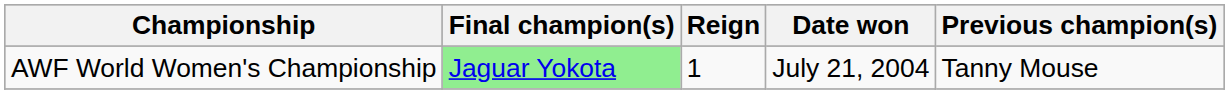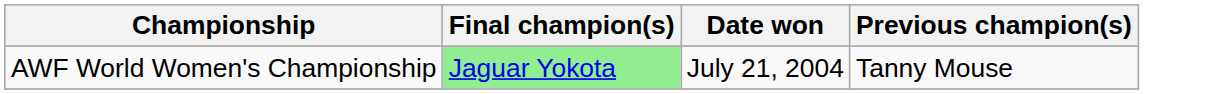- column: (723, 25)
